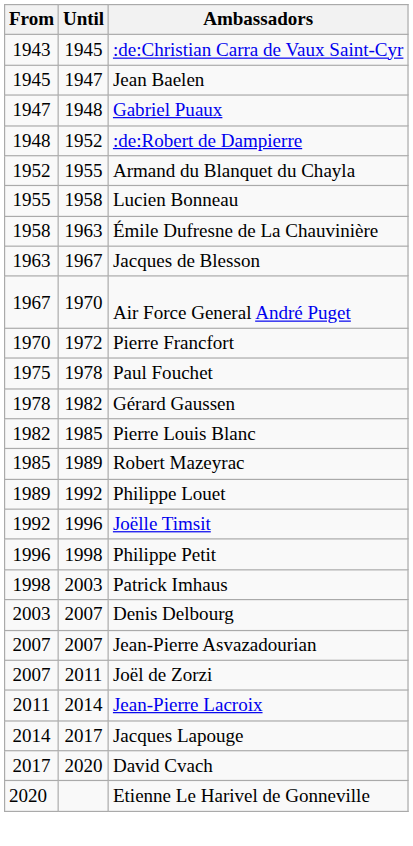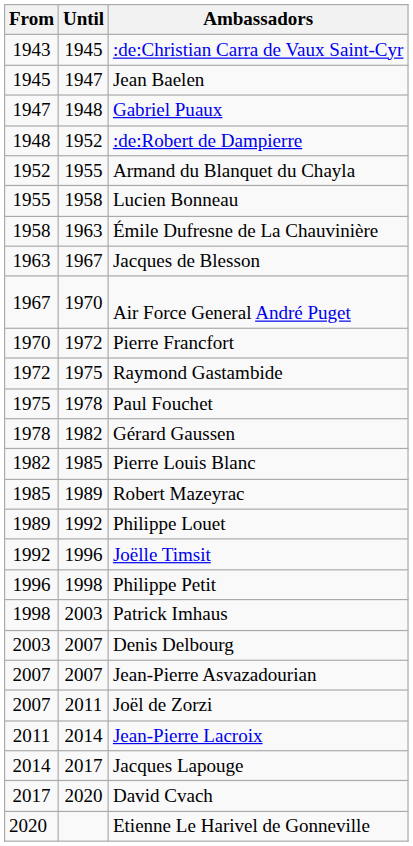+ row: (198, 373)
